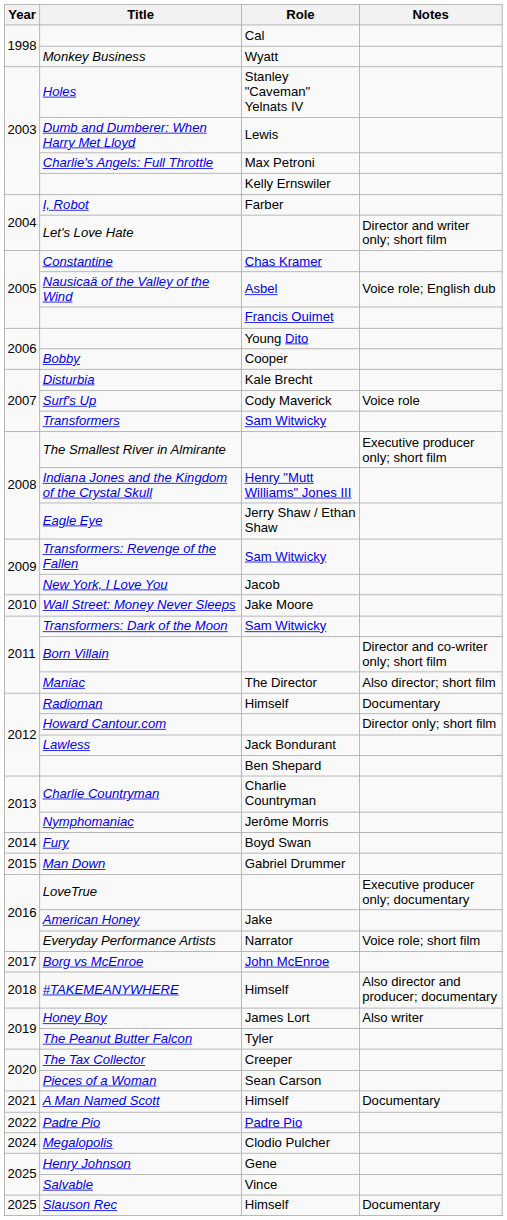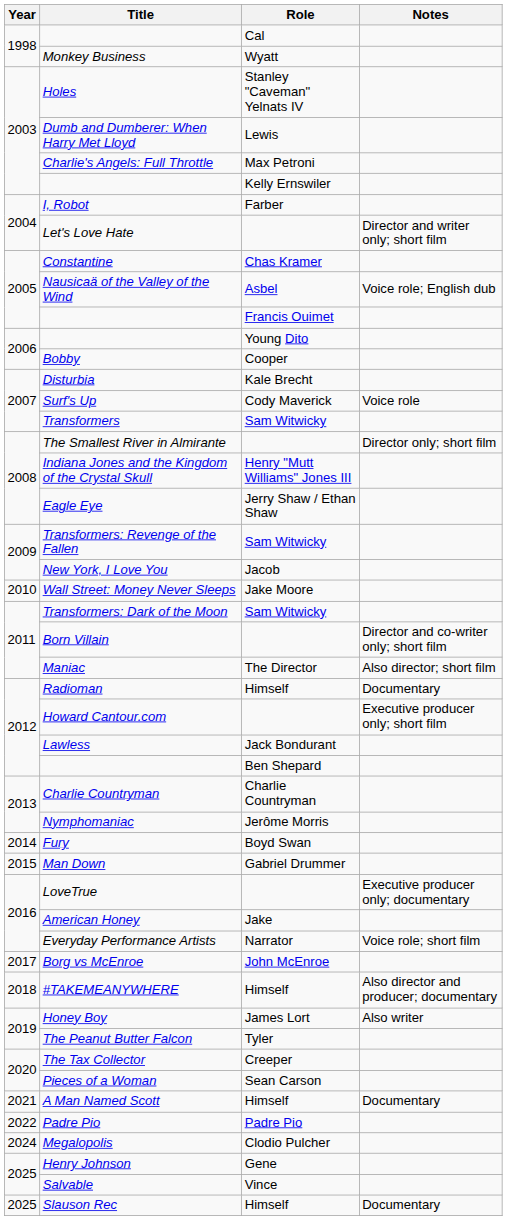(418, 449) Executive producer only; short film -> (429, 442) Director only; short film
(429, 724) Director only; short film -> (418, 716) Executive producer only; short film
